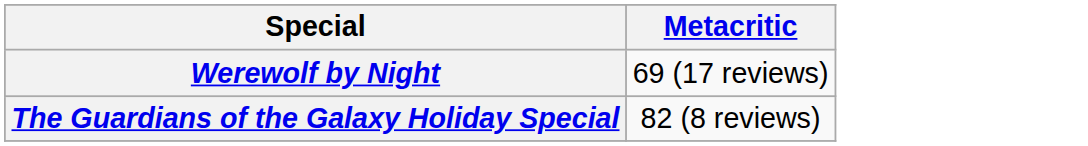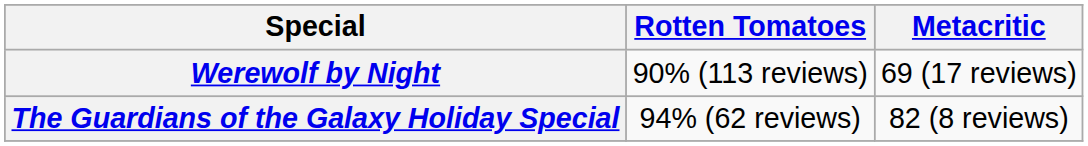+ column: (750, 27)
